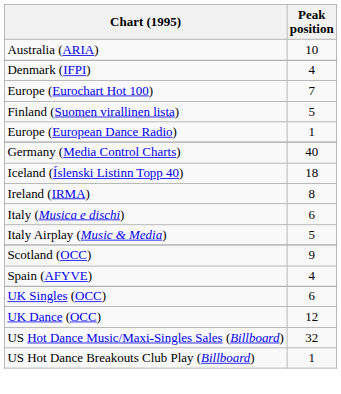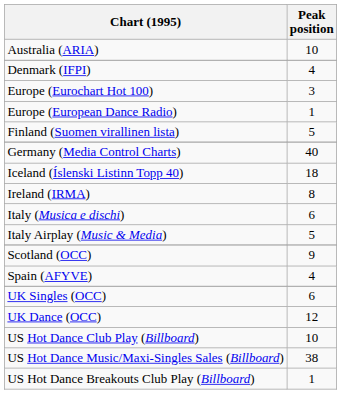(312, 91) 7 -> (312, 91) 3
rows swapped: (92, 132) <-> (93, 111)
+ row: (103, 337)
(312, 337) 32 -> (312, 358) 38
